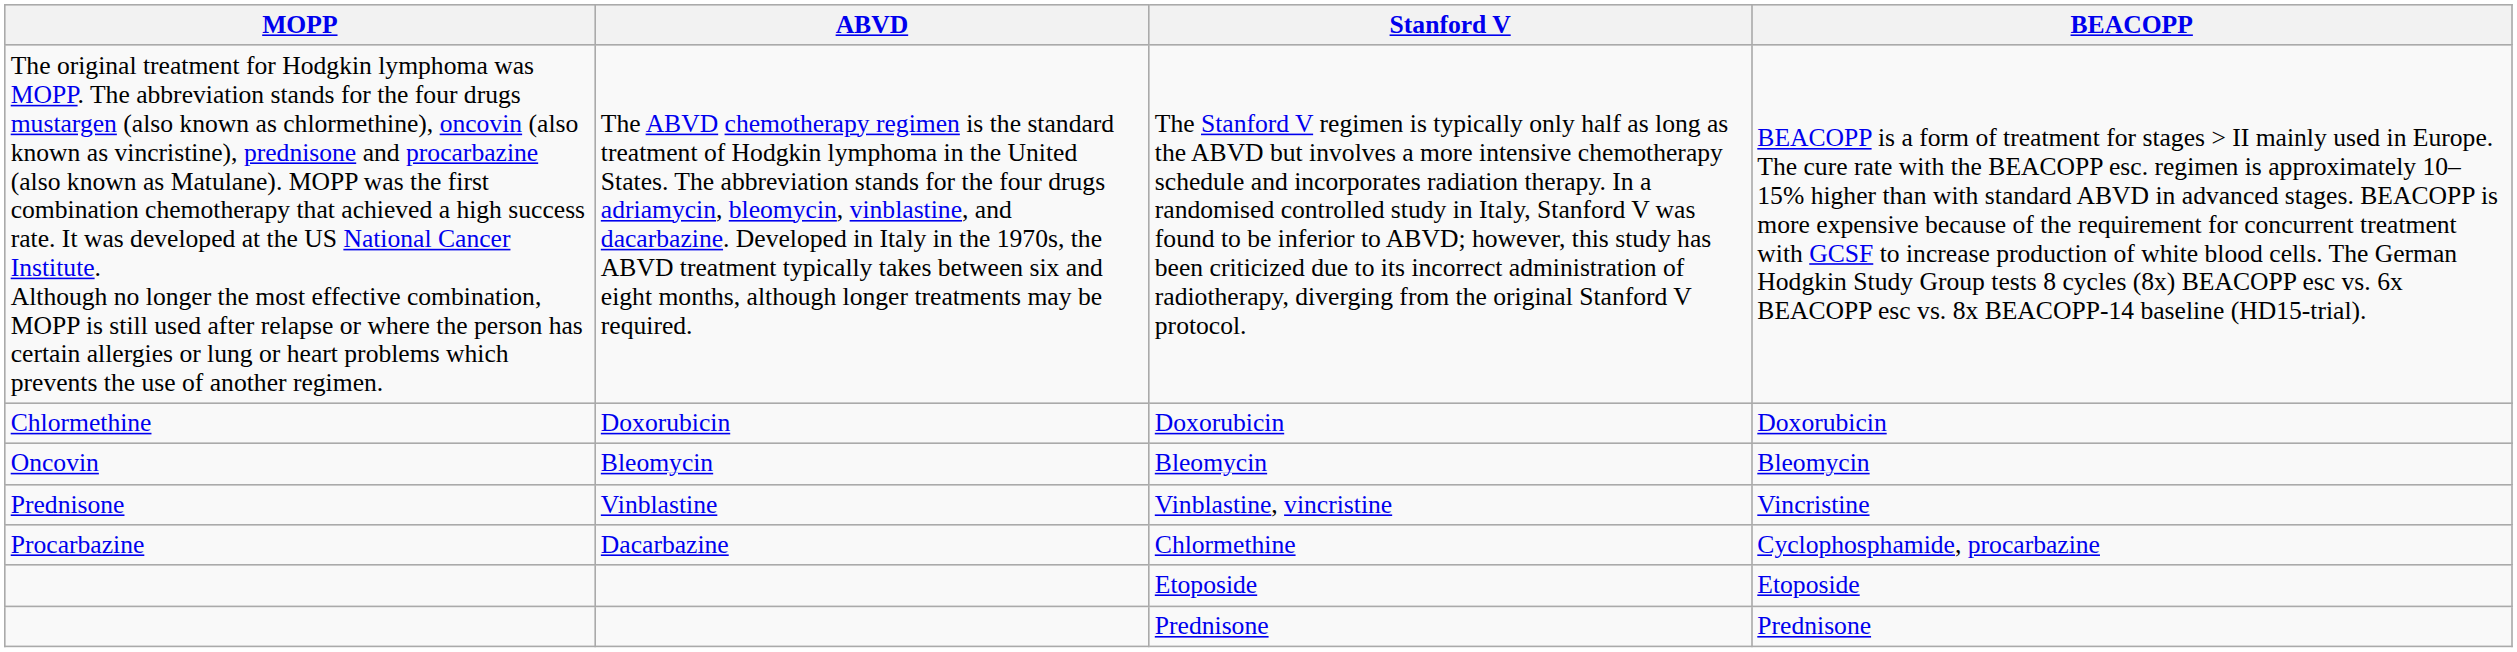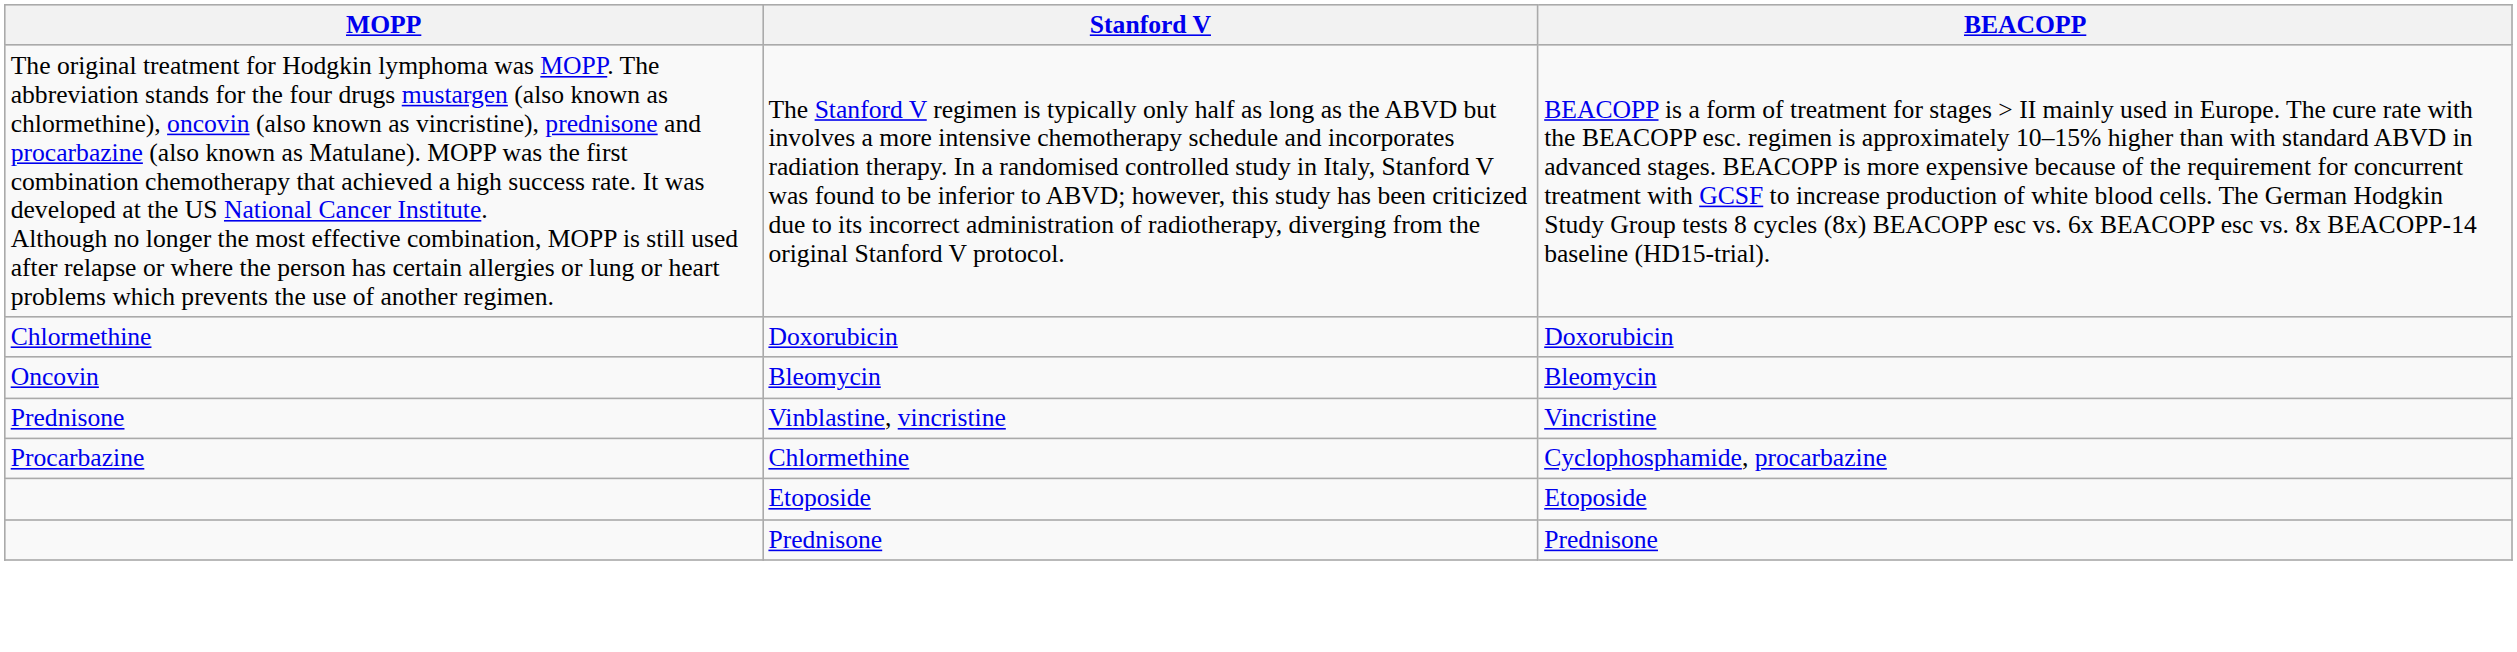- column: (872, 24)
